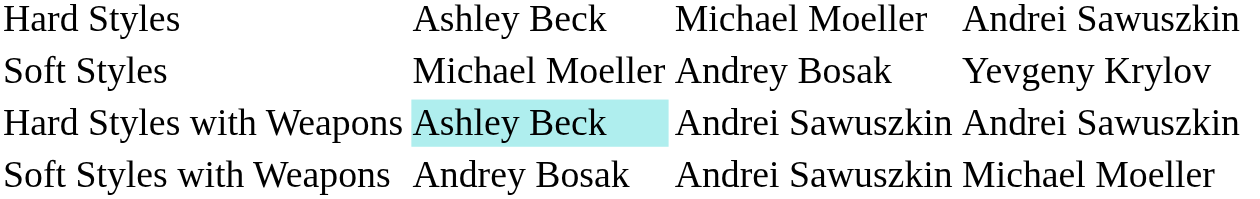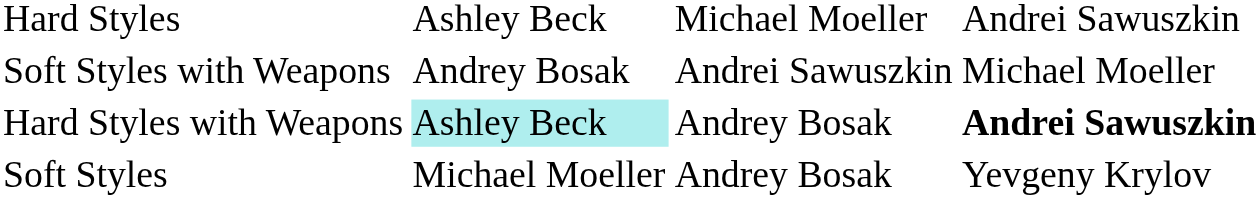rows swapped: (85, 70) <-> (197, 174)
(814, 122) Andrei Sawuszkin -> (783, 122) Andrey Bosak
(1101, 122) normal -> (1109, 122) bold
